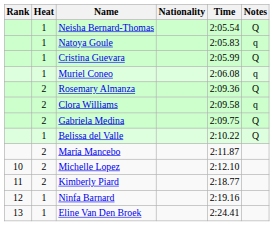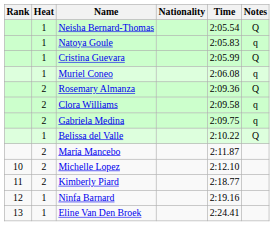(255, 120) Q -> (255, 120) q
